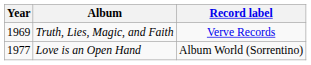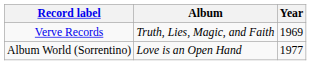columns swapped: (19, 13) <-> (241, 13)
